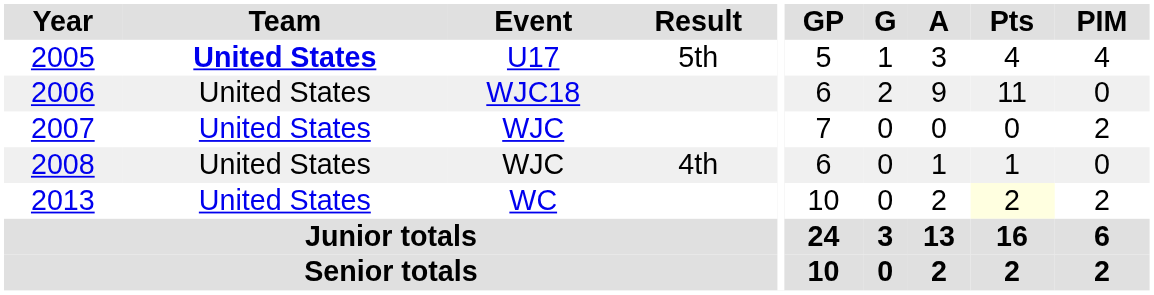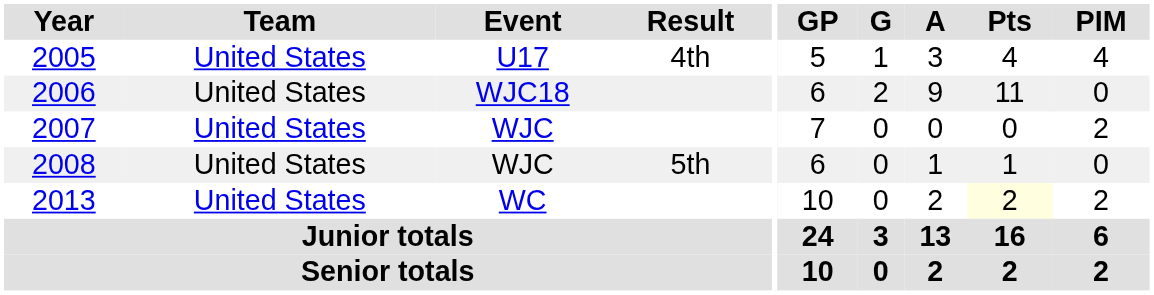(285, 57) bold -> (280, 57) normal
(698, 57) 5th -> (690, 57) 4th
(698, 164) 4th -> (690, 164) 5th
